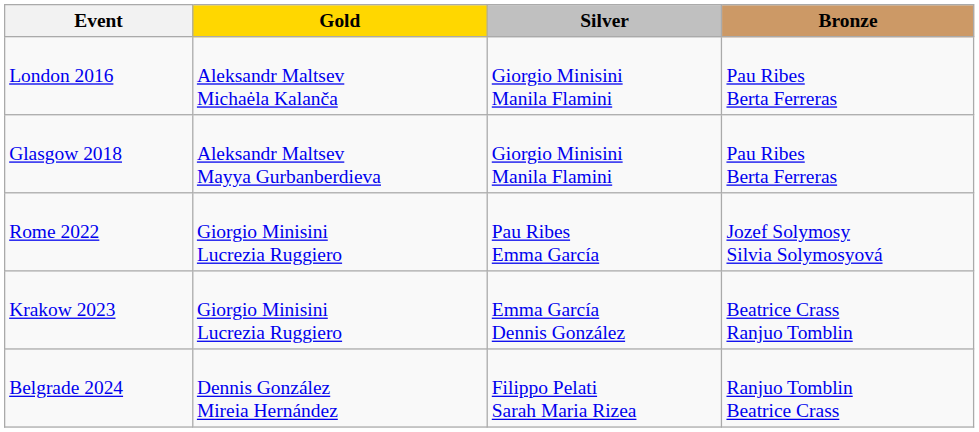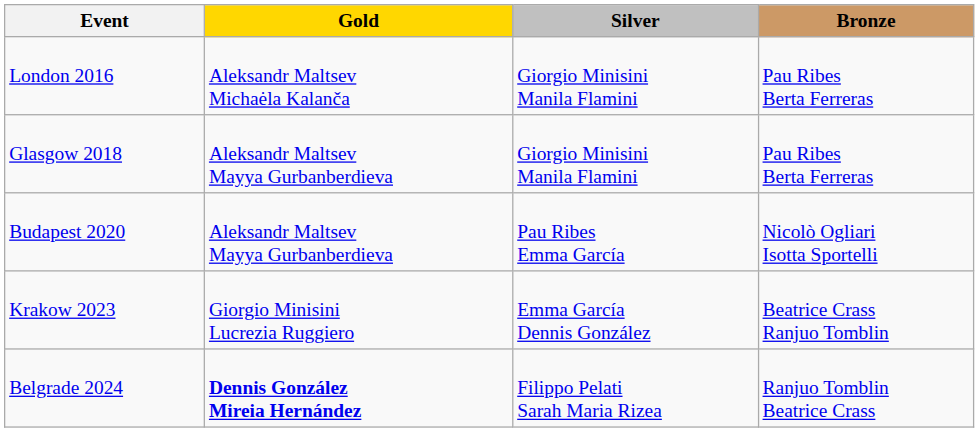+ row: (67, 232)
- row: (54, 232)
(267, 400) normal -> (285, 400) bold
